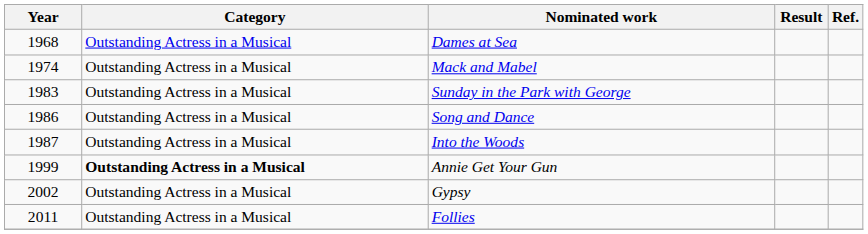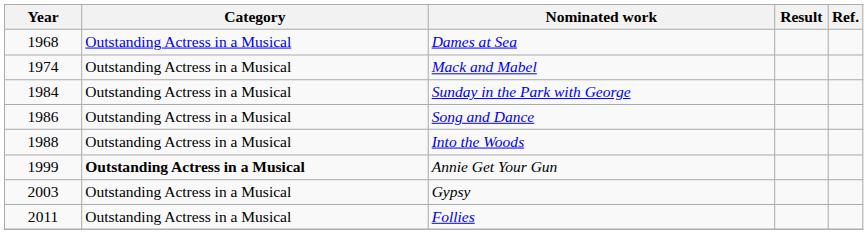(43, 91) 1983 -> (43, 91) 1984
(43, 141) 1987 -> (43, 141) 1988
(43, 191) 2002 -> (43, 191) 2003
